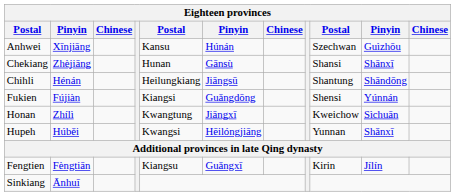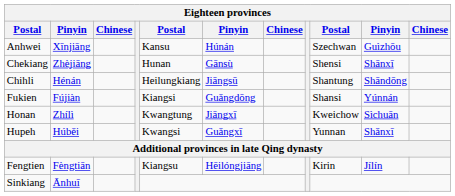(327, 64) Shansi -> (327, 64) Shensi
(327, 98) Shensi -> (327, 98) Shansi
(233, 132) Hēilóngjiāng -> (224, 132) Guǎngxī
(224, 166) Guǎngxī -> (233, 166) Hēilóngjiāng
